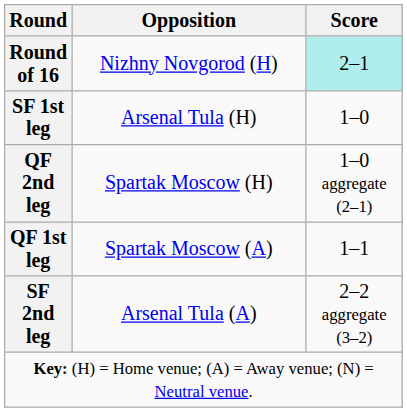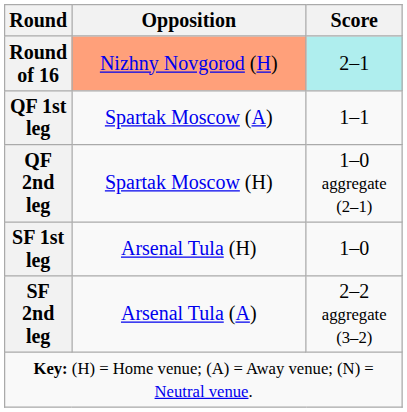(189, 63) no background -> (189, 63) lightsalmon background
rows swapped: (38, 248) <-> (38, 117)
